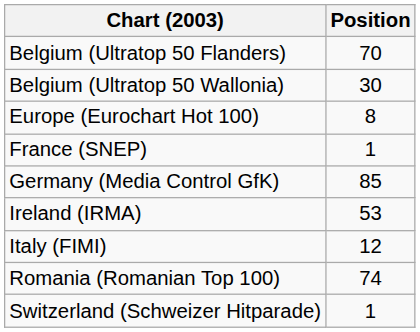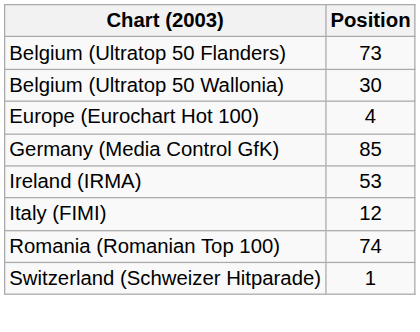(370, 52) 70 -> (370, 52) 73
(370, 117) 8 -> (370, 117) 4
- row: (78, 149)
